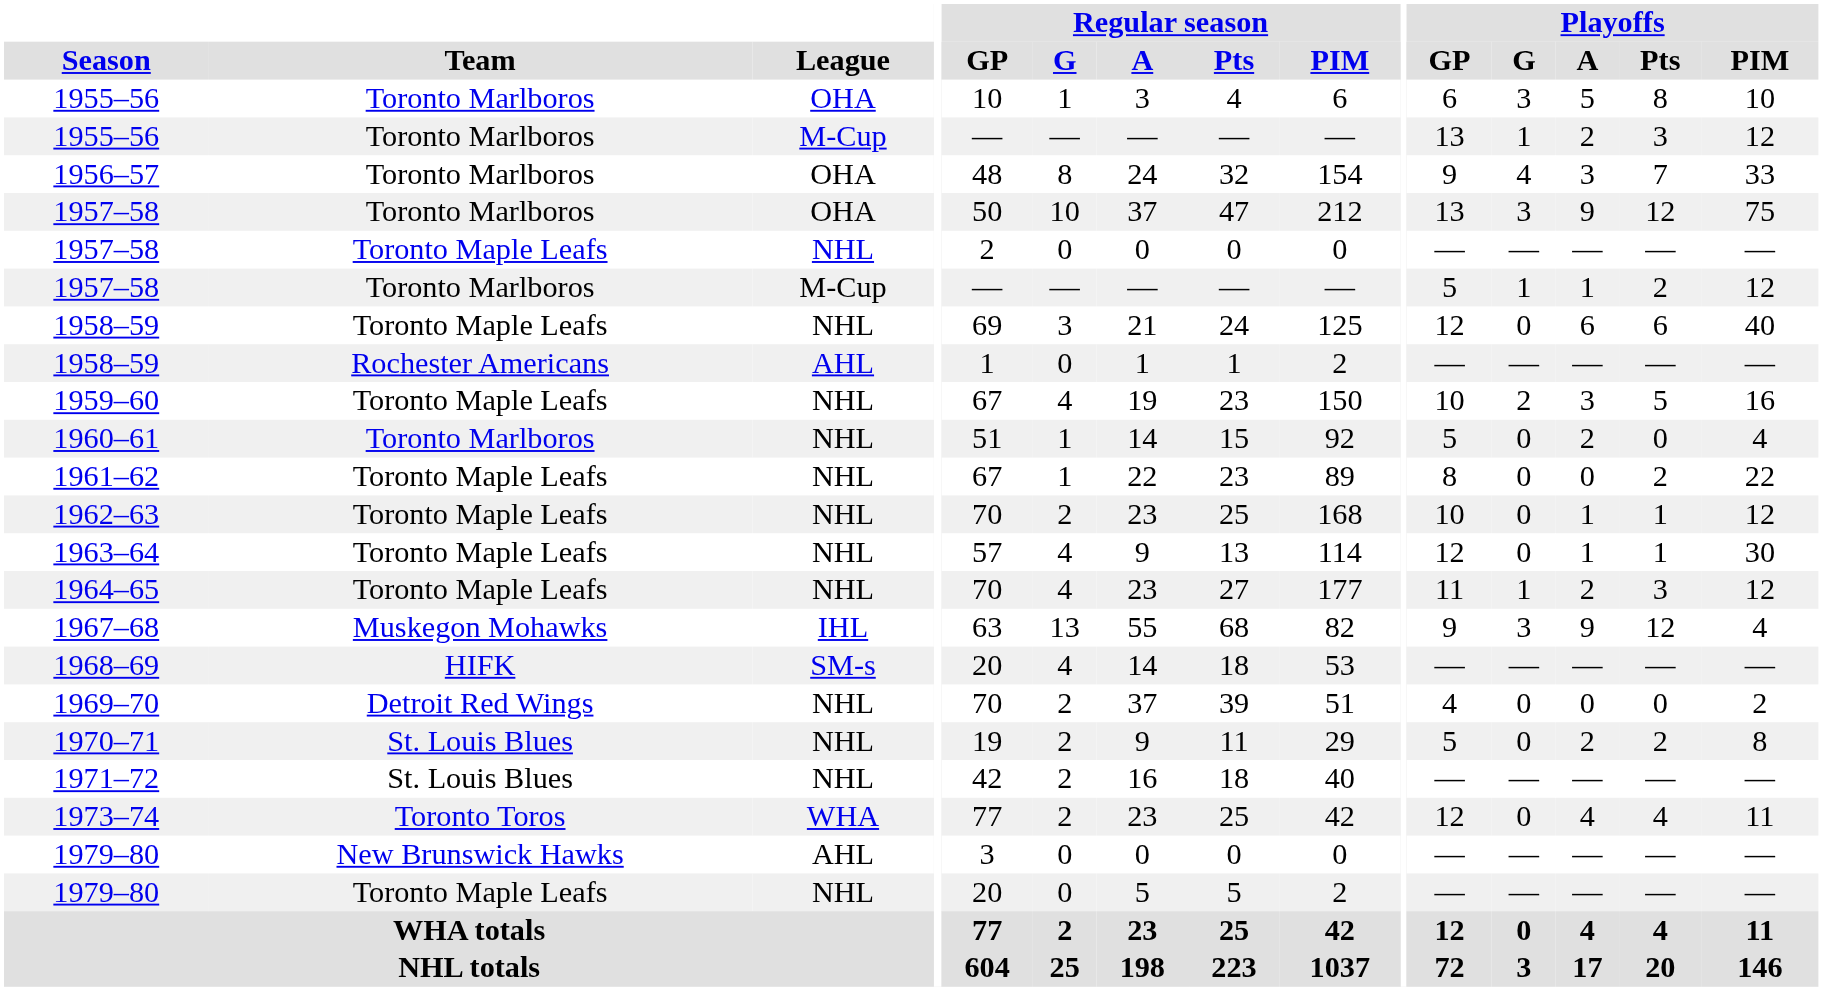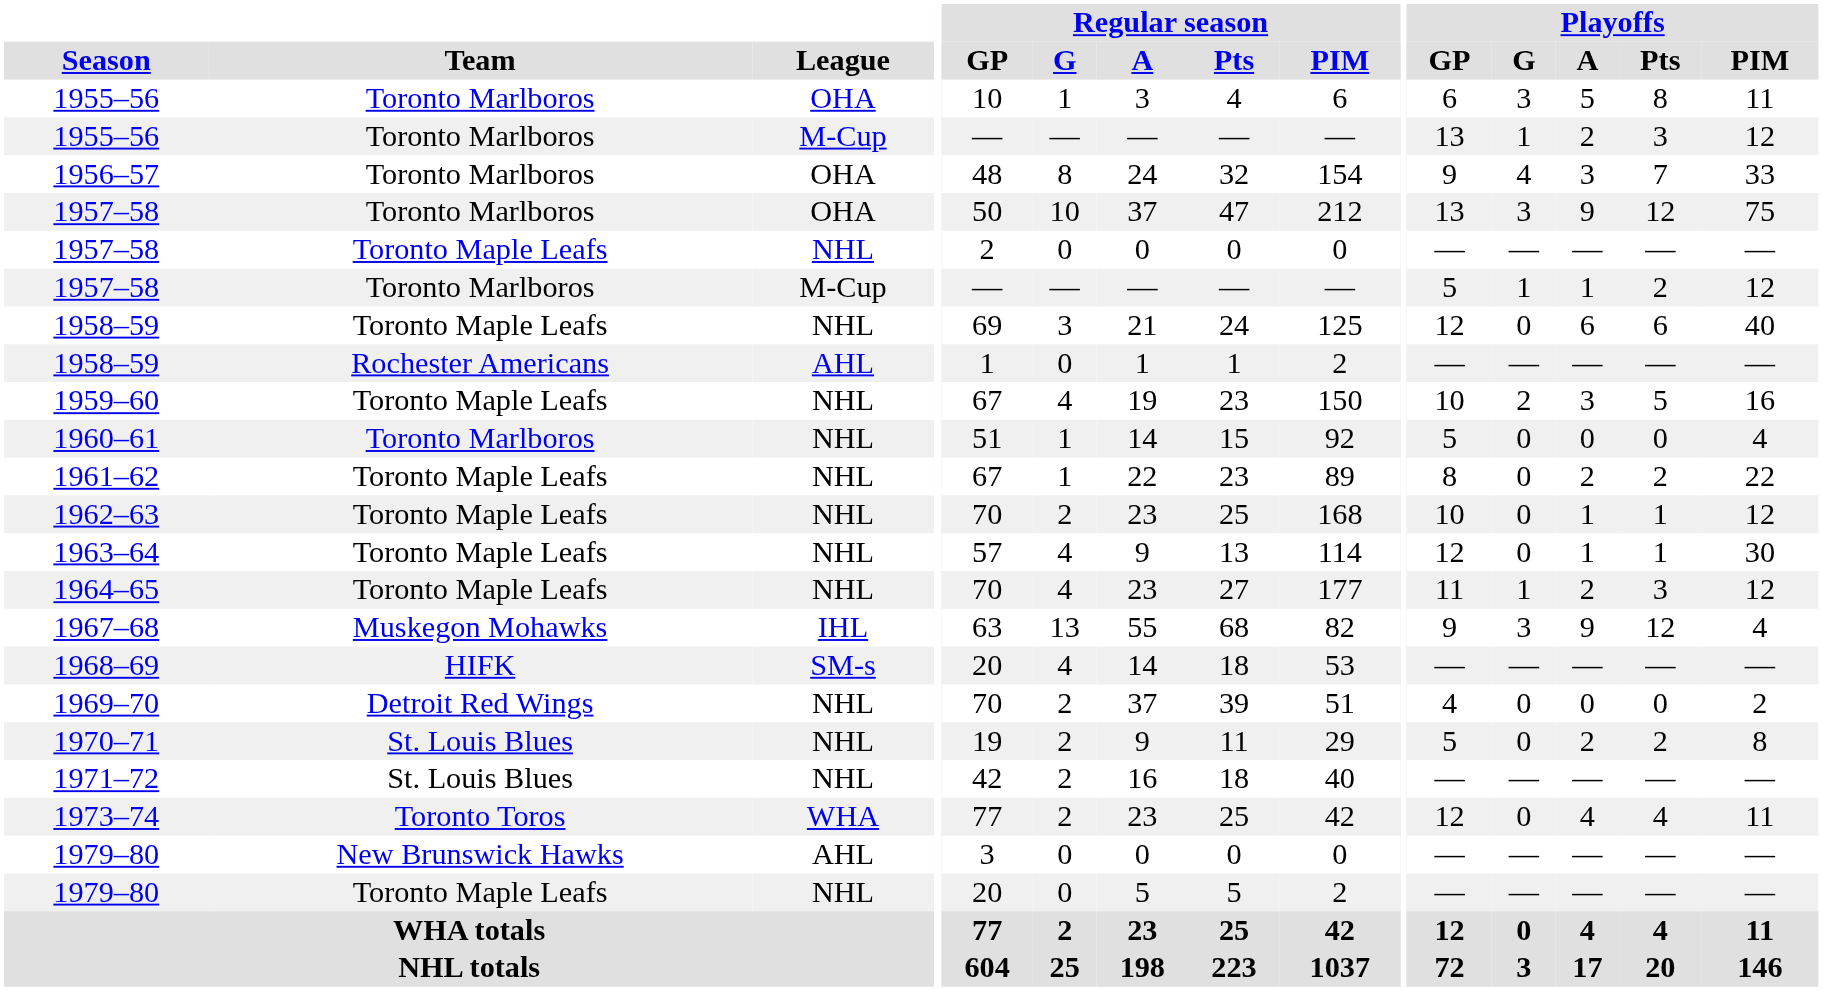(1760, 98) 10 -> (1760, 98) 11
(1587, 438) 2 -> (1587, 438) 0
(1587, 476) 0 -> (1587, 476) 2
